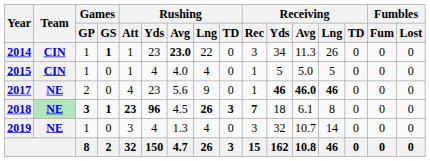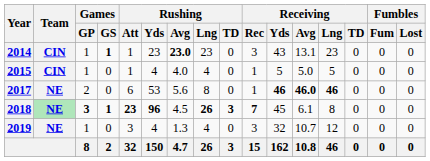(207, 52) 22 -> (207, 52) 23
(279, 52) 34 -> (279, 52) 43
(306, 52) 11.3 -> (306, 52) 13.1
(332, 52) 26 -> (332, 52) 23
(130, 90) 4 -> (130, 90) 6
(154, 90) 23 -> (154, 90) 53
(207, 90) 9 -> (207, 90) 8
(279, 109) 18 -> (279, 109) 45
(332, 128) 14 -> (332, 128) 12
